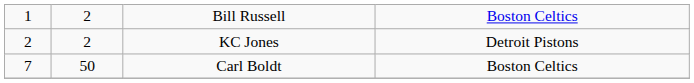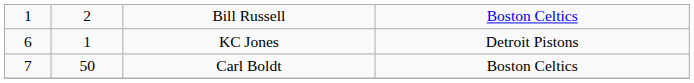(28, 41) 2 -> (28, 41) 6
(87, 41) 2 -> (87, 41) 1
